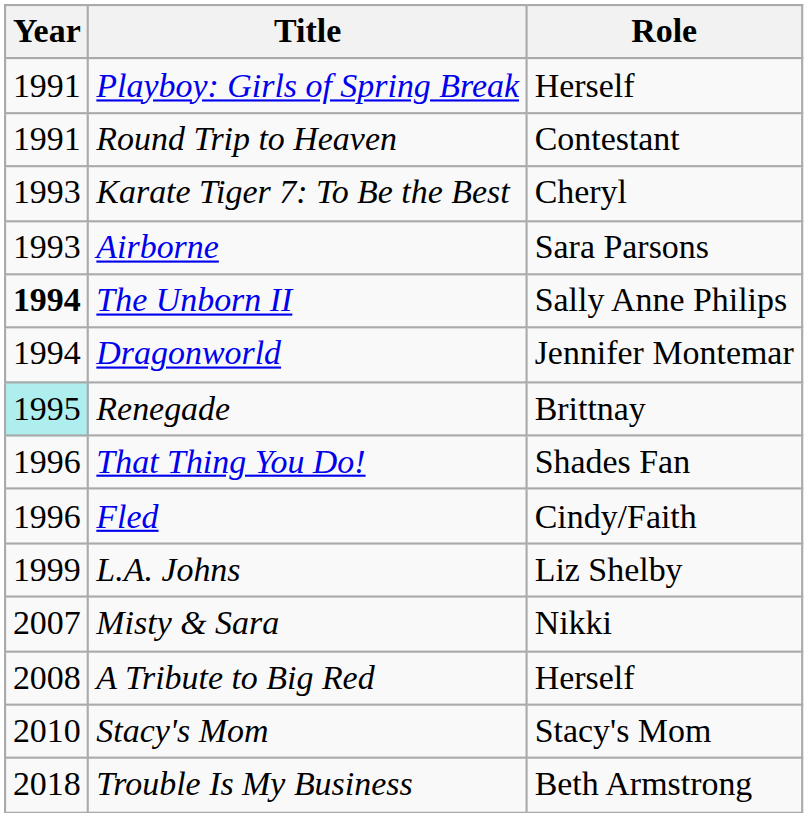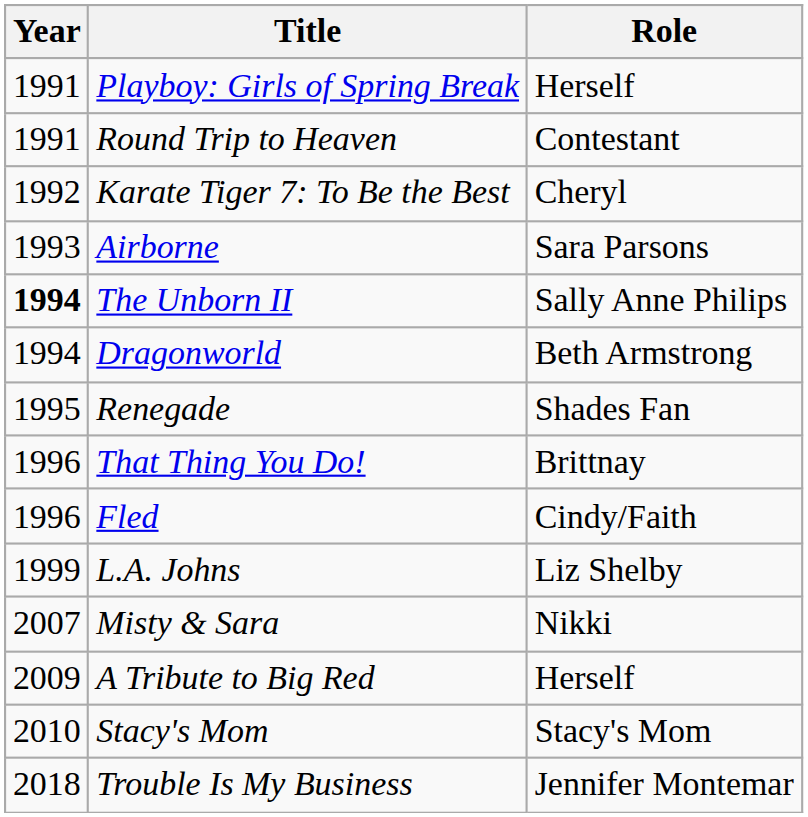(47, 192) 1993 -> (47, 192) 1992
(664, 354) Jennifer Montemar -> (643, 354) Beth Armstrong
(47, 407) paleturquoise background -> (47, 407) no background
(590, 407) Brittnay -> (612, 407) Shades Fan
(612, 461) Shades Fan -> (590, 461) Brittnay
(47, 676) 2008 -> (47, 676) 2009
(643, 784) Beth Armstrong -> (664, 784) Jennifer Montemar
